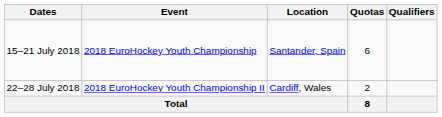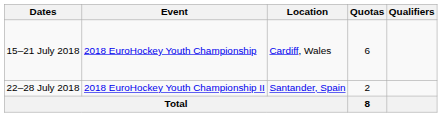(307, 50) Santander, Spain -> (300, 50) Cardiff, Wales
(300, 88) Cardiff, Wales -> (307, 88) Santander, Spain
